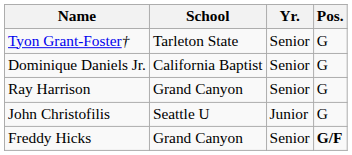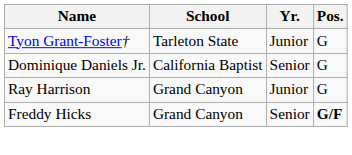(290, 41) Senior -> (289, 41) Junior
(290, 89) Senior -> (289, 89) Junior
- row: (59, 114)
